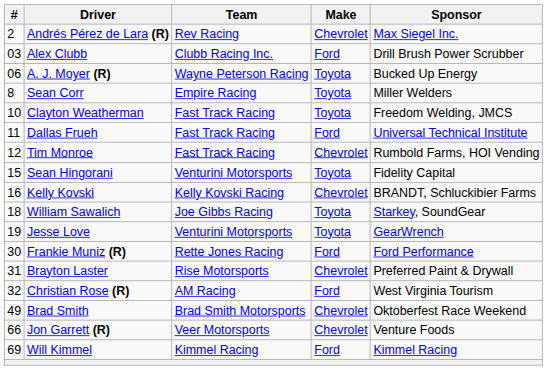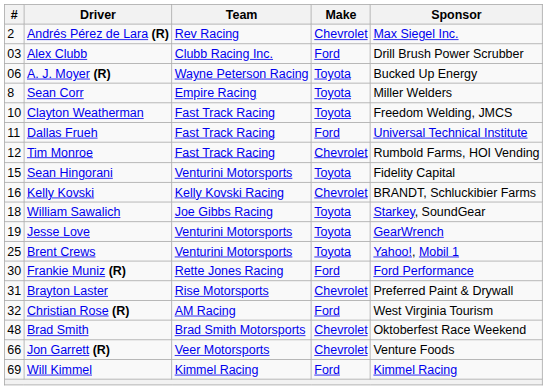+ row: (61, 251)
(14, 310) 49 -> (14, 330) 48
